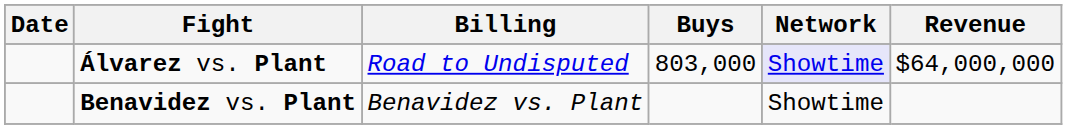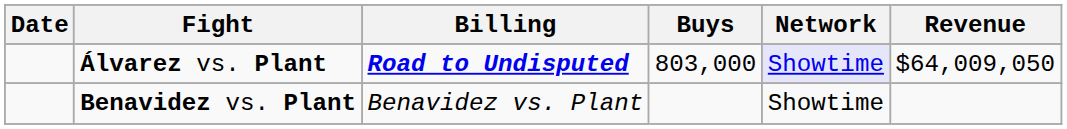(498, 64) normal -> (498, 64) bold
(975, 64) $64,000,000 -> (975, 64) $64,009,050
